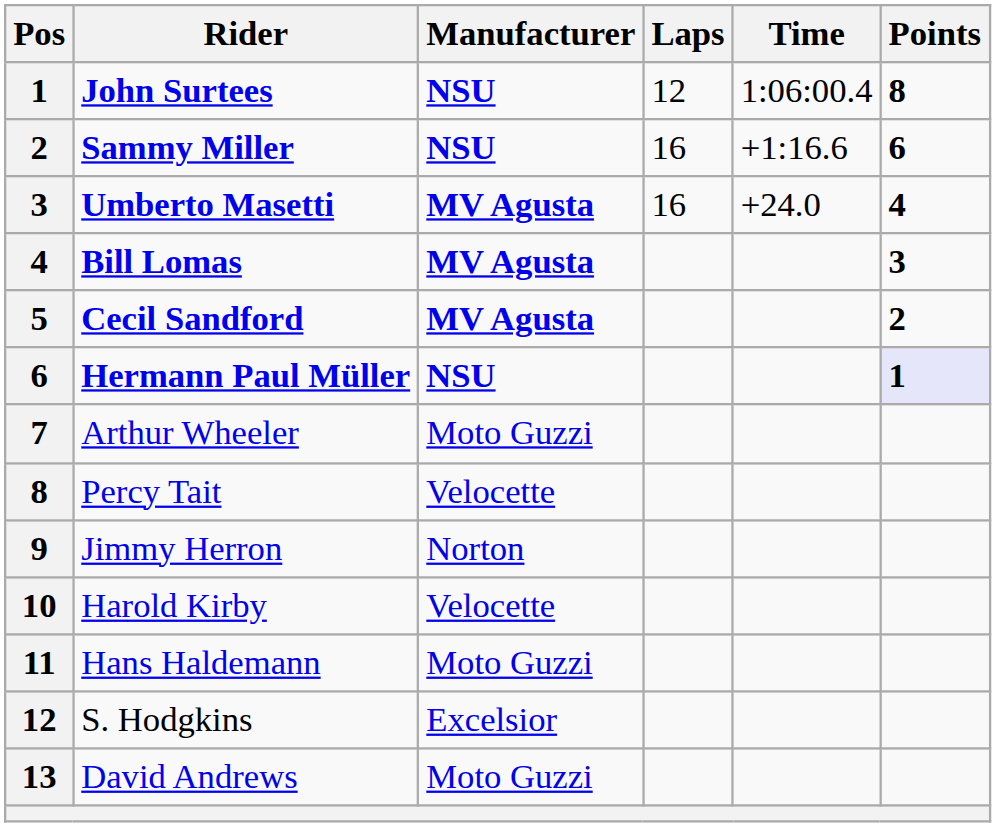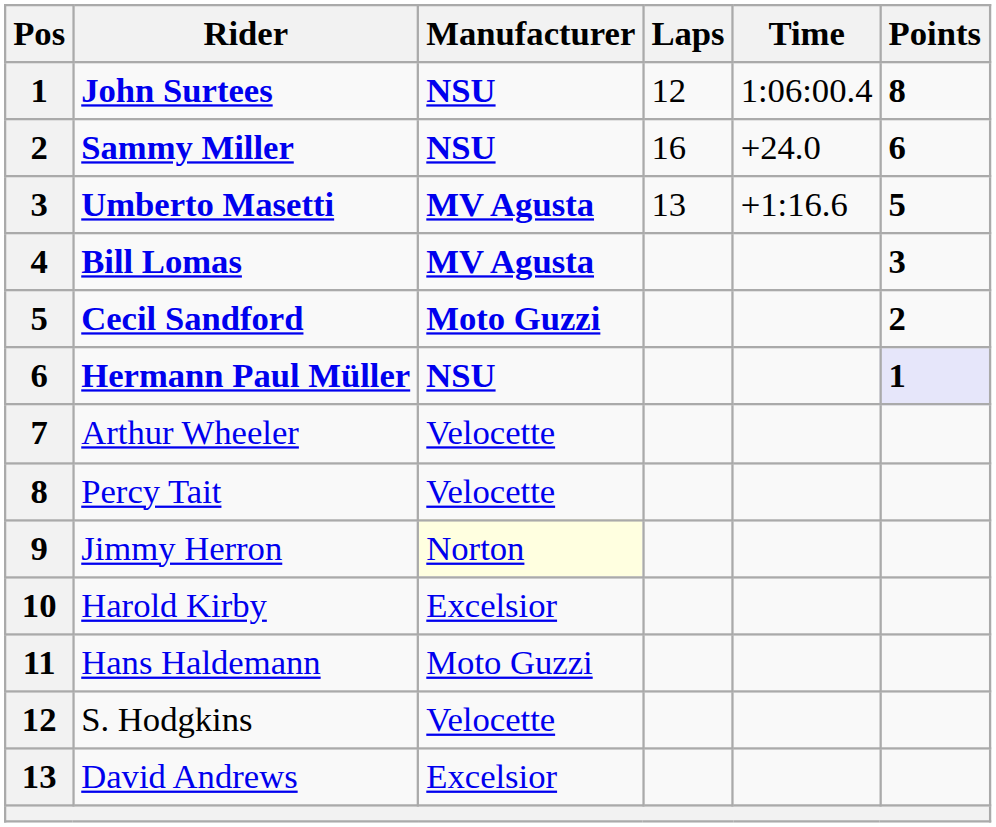(794, 147) +1:16.6 -> (781, 147) +24.0
(669, 204) 16 -> (669, 204) 13
(781, 204) +24.0 -> (794, 204) +1:16.6
(897, 204) 4 -> (897, 204) 5
(510, 318) MV Agusta -> (513, 318) Moto Guzzi
(510, 433) Moto Guzzi -> (491, 433) Velocette
(475, 547) no background -> (475, 547) lightyellow background
(491, 604) Velocette -> (492, 604) Excelsior
(492, 718) Excelsior -> (491, 718) Velocette
(510, 776) Moto Guzzi -> (492, 776) Excelsior
